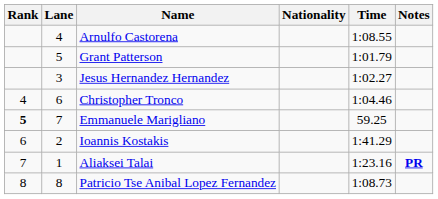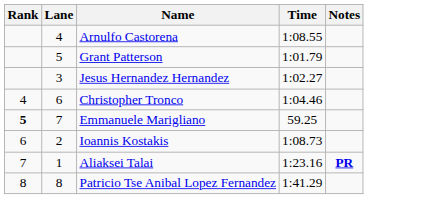- column: (314, 15)
(372, 141) 1:41.29 -> (302, 141) 1:08.73
(372, 183) 1:08.73 -> (302, 183) 1:41.29
